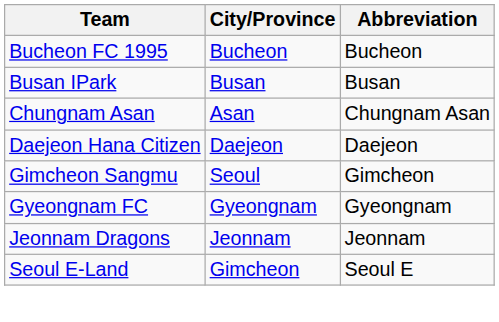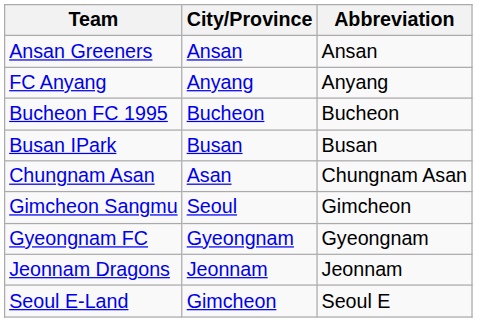+ row: (81, 51)
+ row: (58, 82)
- row: (105, 144)
